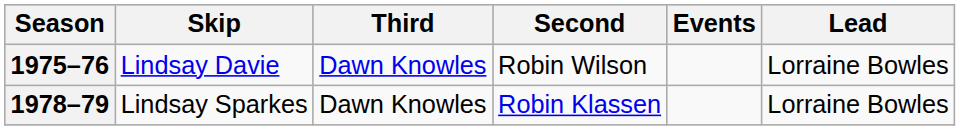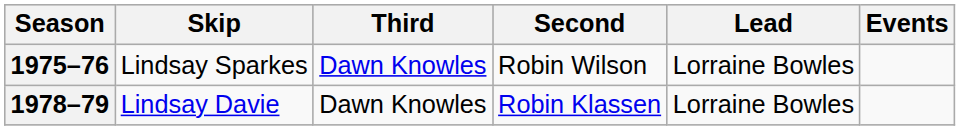columns swapped: (858, 24) <-> (714, 24)
(200, 64) Lindsay Davie -> (214, 64) Lindsay Sparkes
(214, 104) Lindsay Sparkes -> (200, 104) Lindsay Davie
